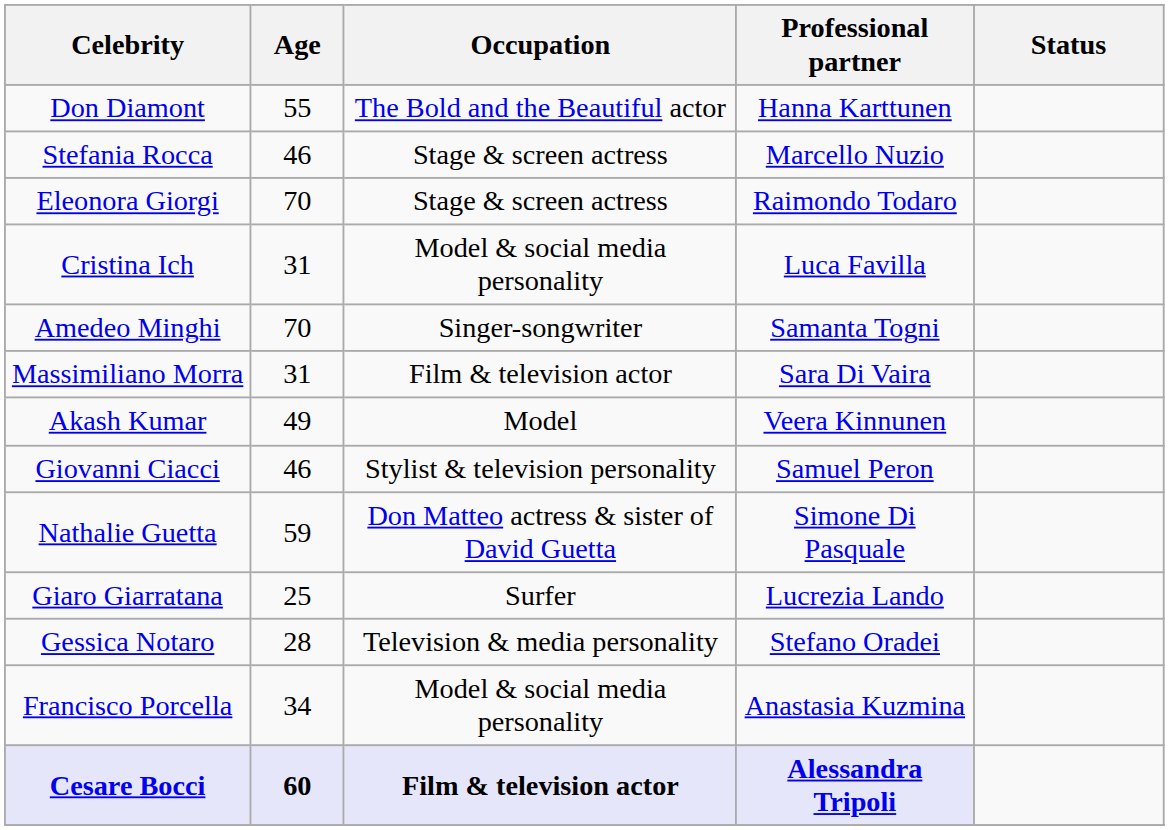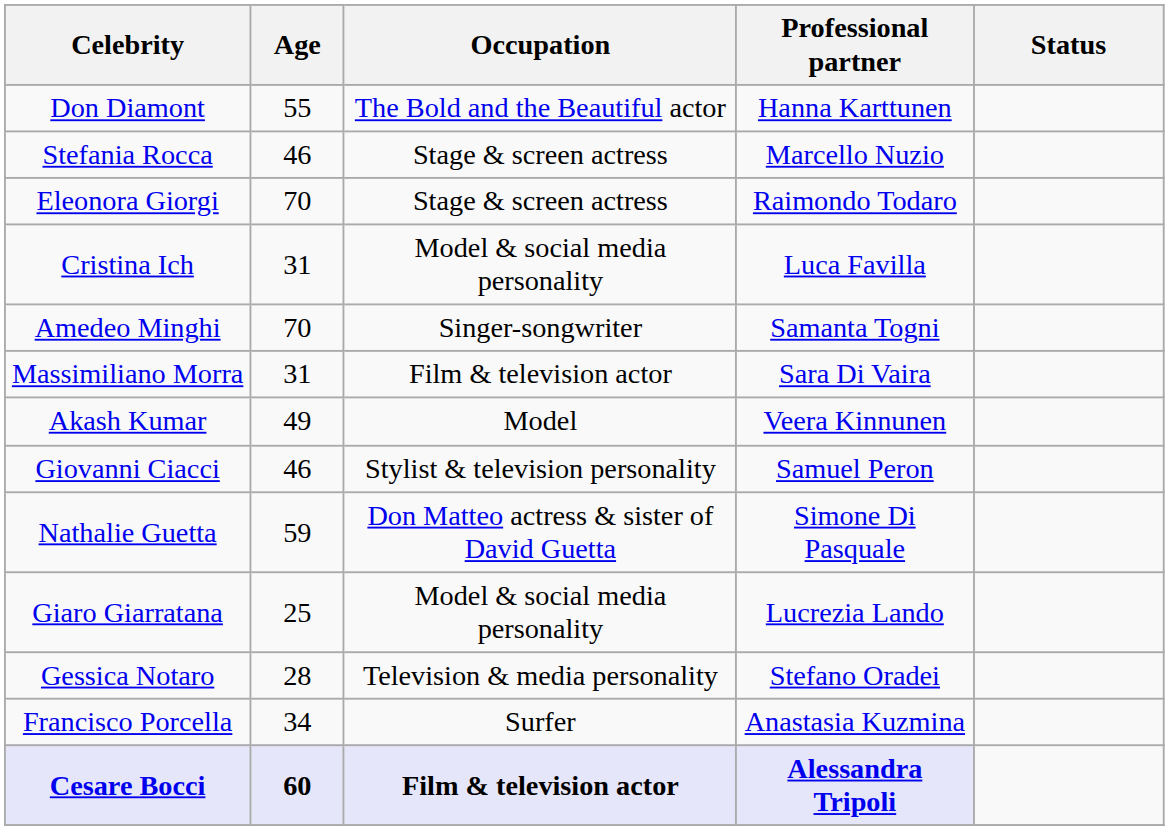(540, 594) Surfer -> (540, 611) Model & social media personality
(540, 704) Model & social media personality -> (540, 721) Surfer
